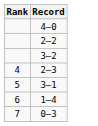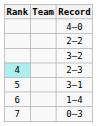+ column: (43, 12)
(17, 70) no background -> (17, 70) paleturquoise background
